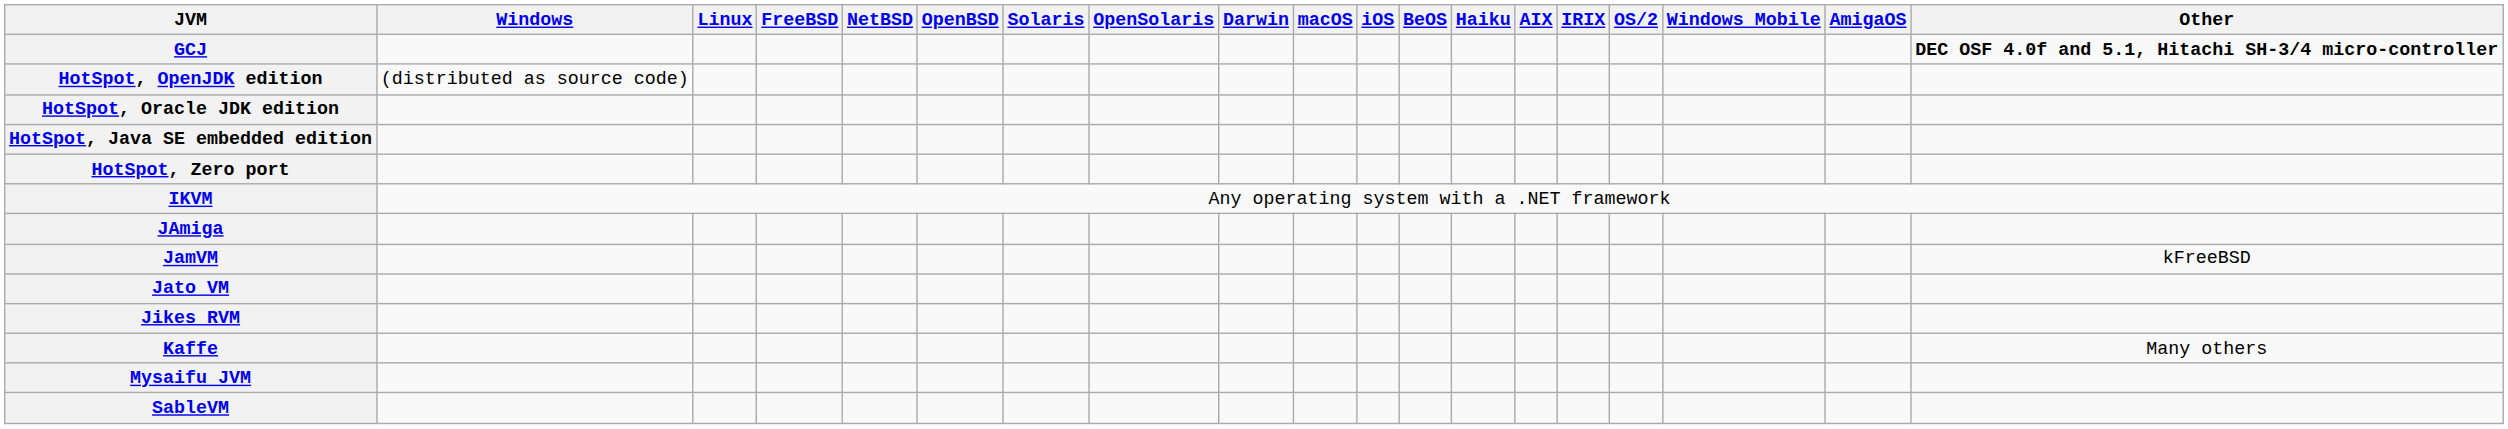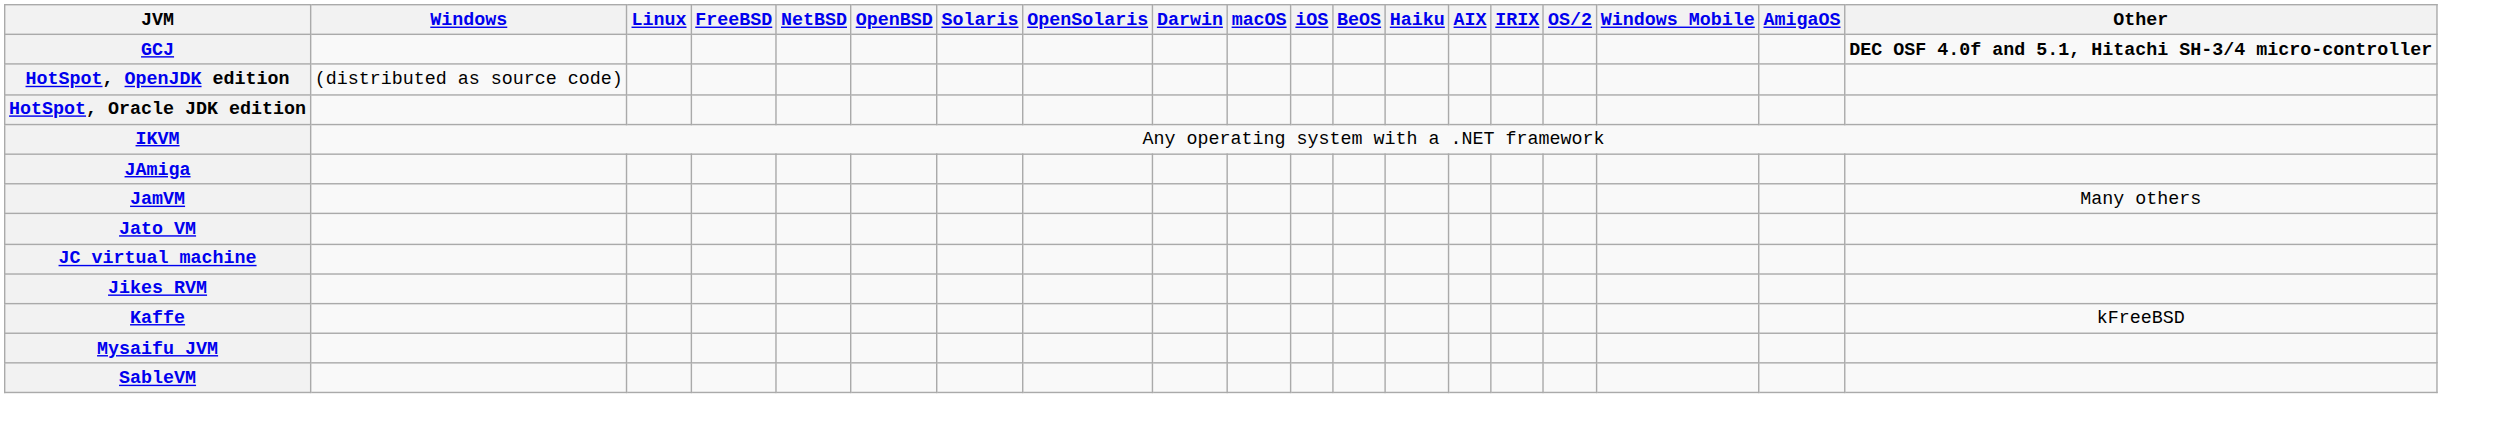- row: (191, 139)
- row: (191, 169)
(2207, 259) kFreeBSD -> (2141, 199) Many others
+ row: (158, 259)
(2207, 348) Many others -> (2141, 318) kFreeBSD
